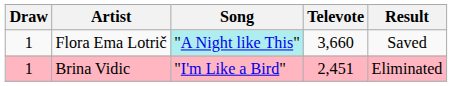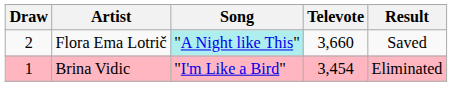(29, 42) 1 -> (29, 42) 2
(336, 68) 2,451 -> (336, 68) 3,454
